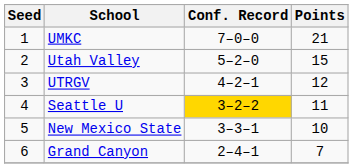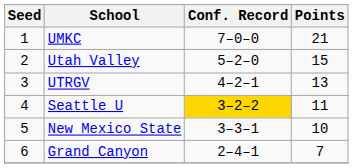(320, 84) 12 -> (320, 84) 13
